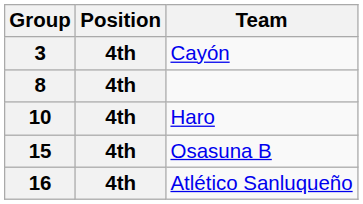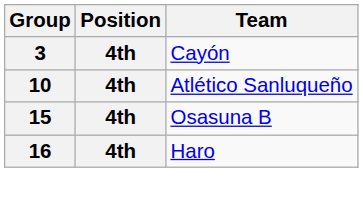- row: (40, 85)
(193, 118) Haro -> (262, 85) Atlético Sanluqueño
(262, 183) Atlético Sanluqueño -> (193, 150) Haro
